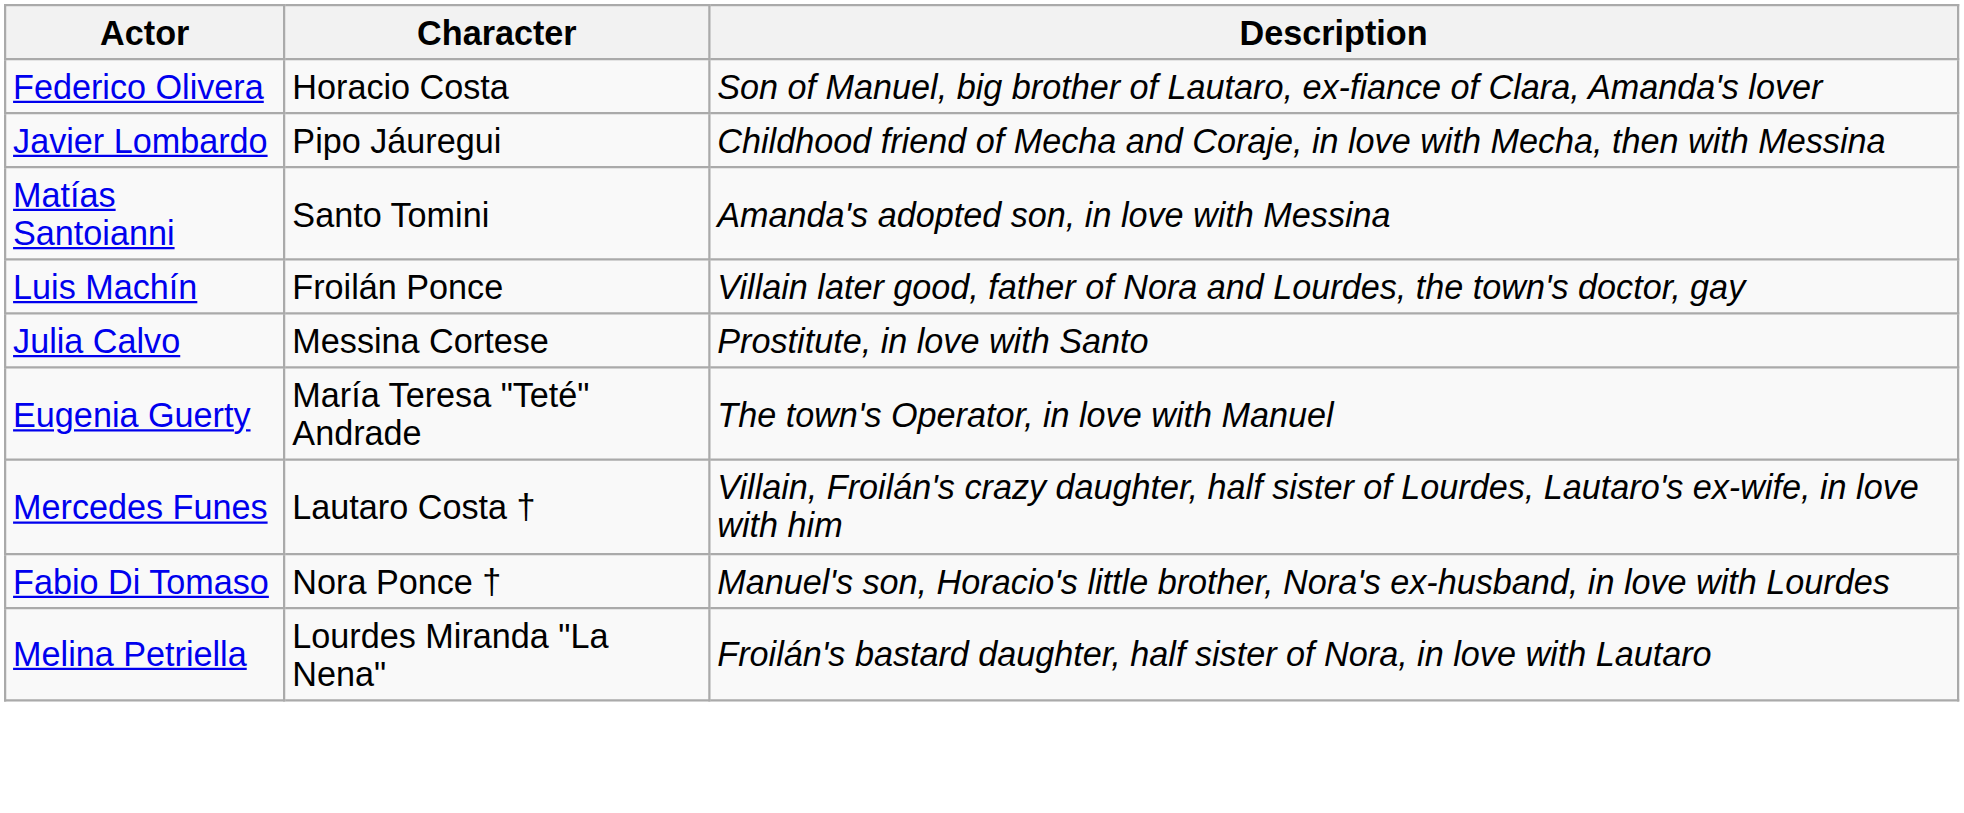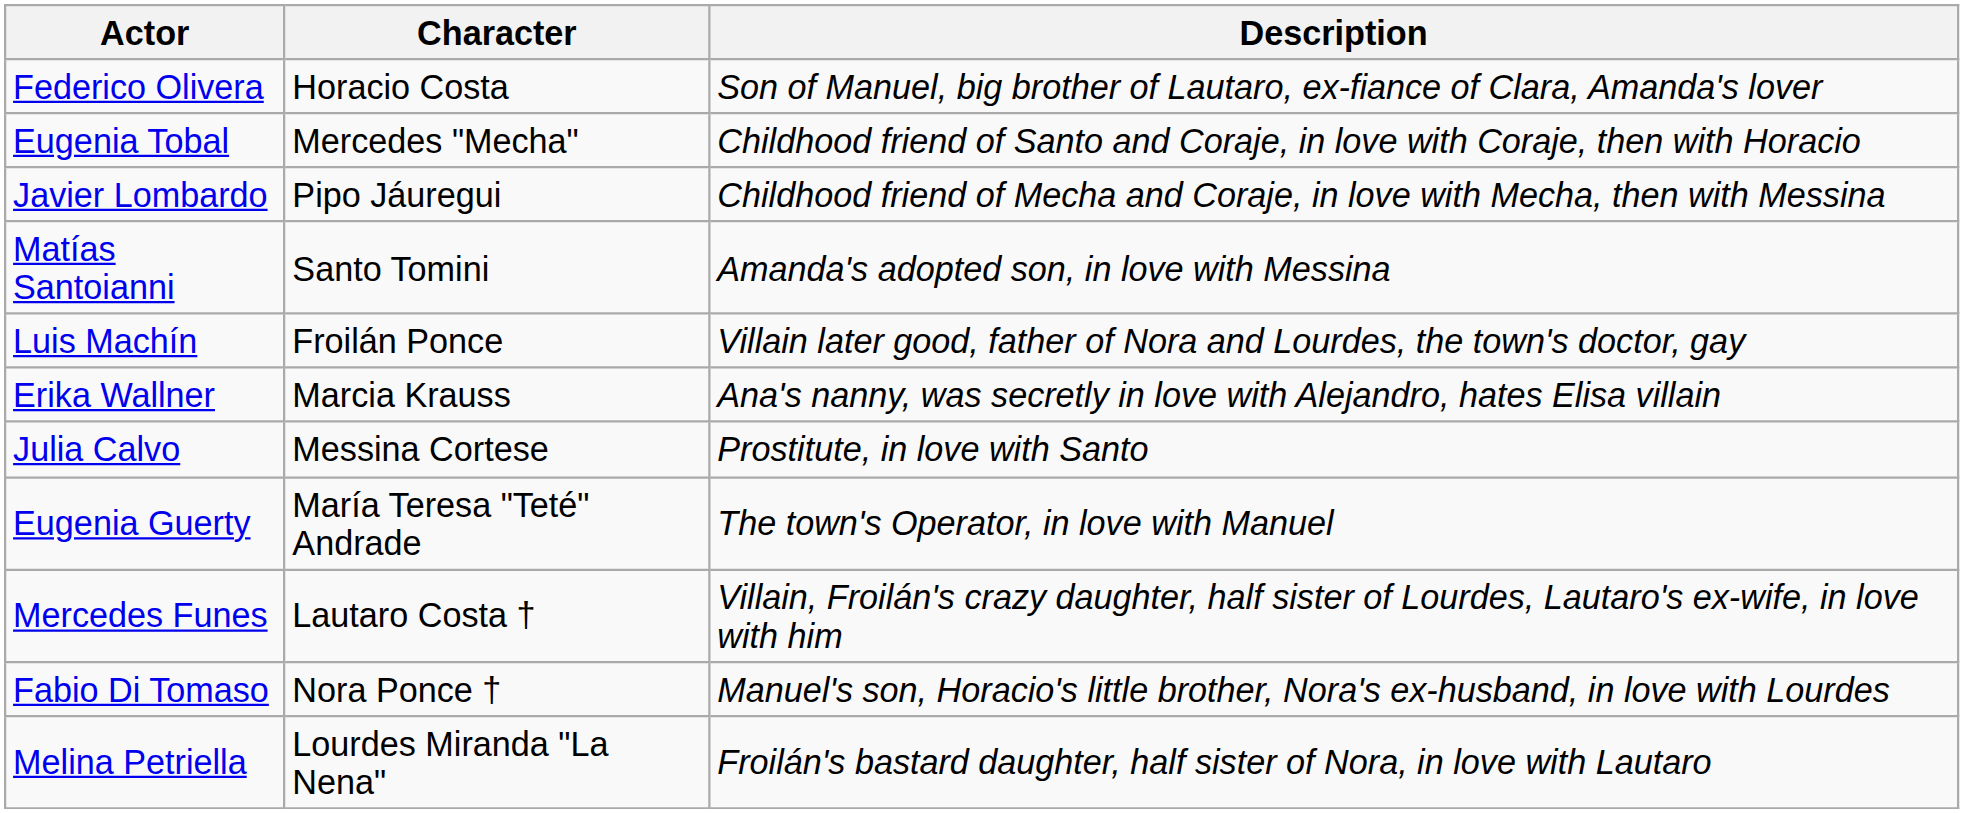+ row: (121, 141)
+ row: (114, 395)
